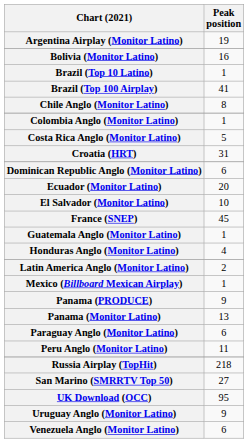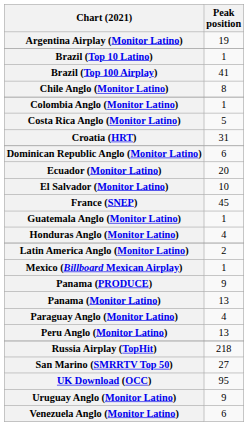- row: (104, 56)
(224, 332) 6 -> (224, 316) 4
(224, 348) 11 -> (224, 332) 13
